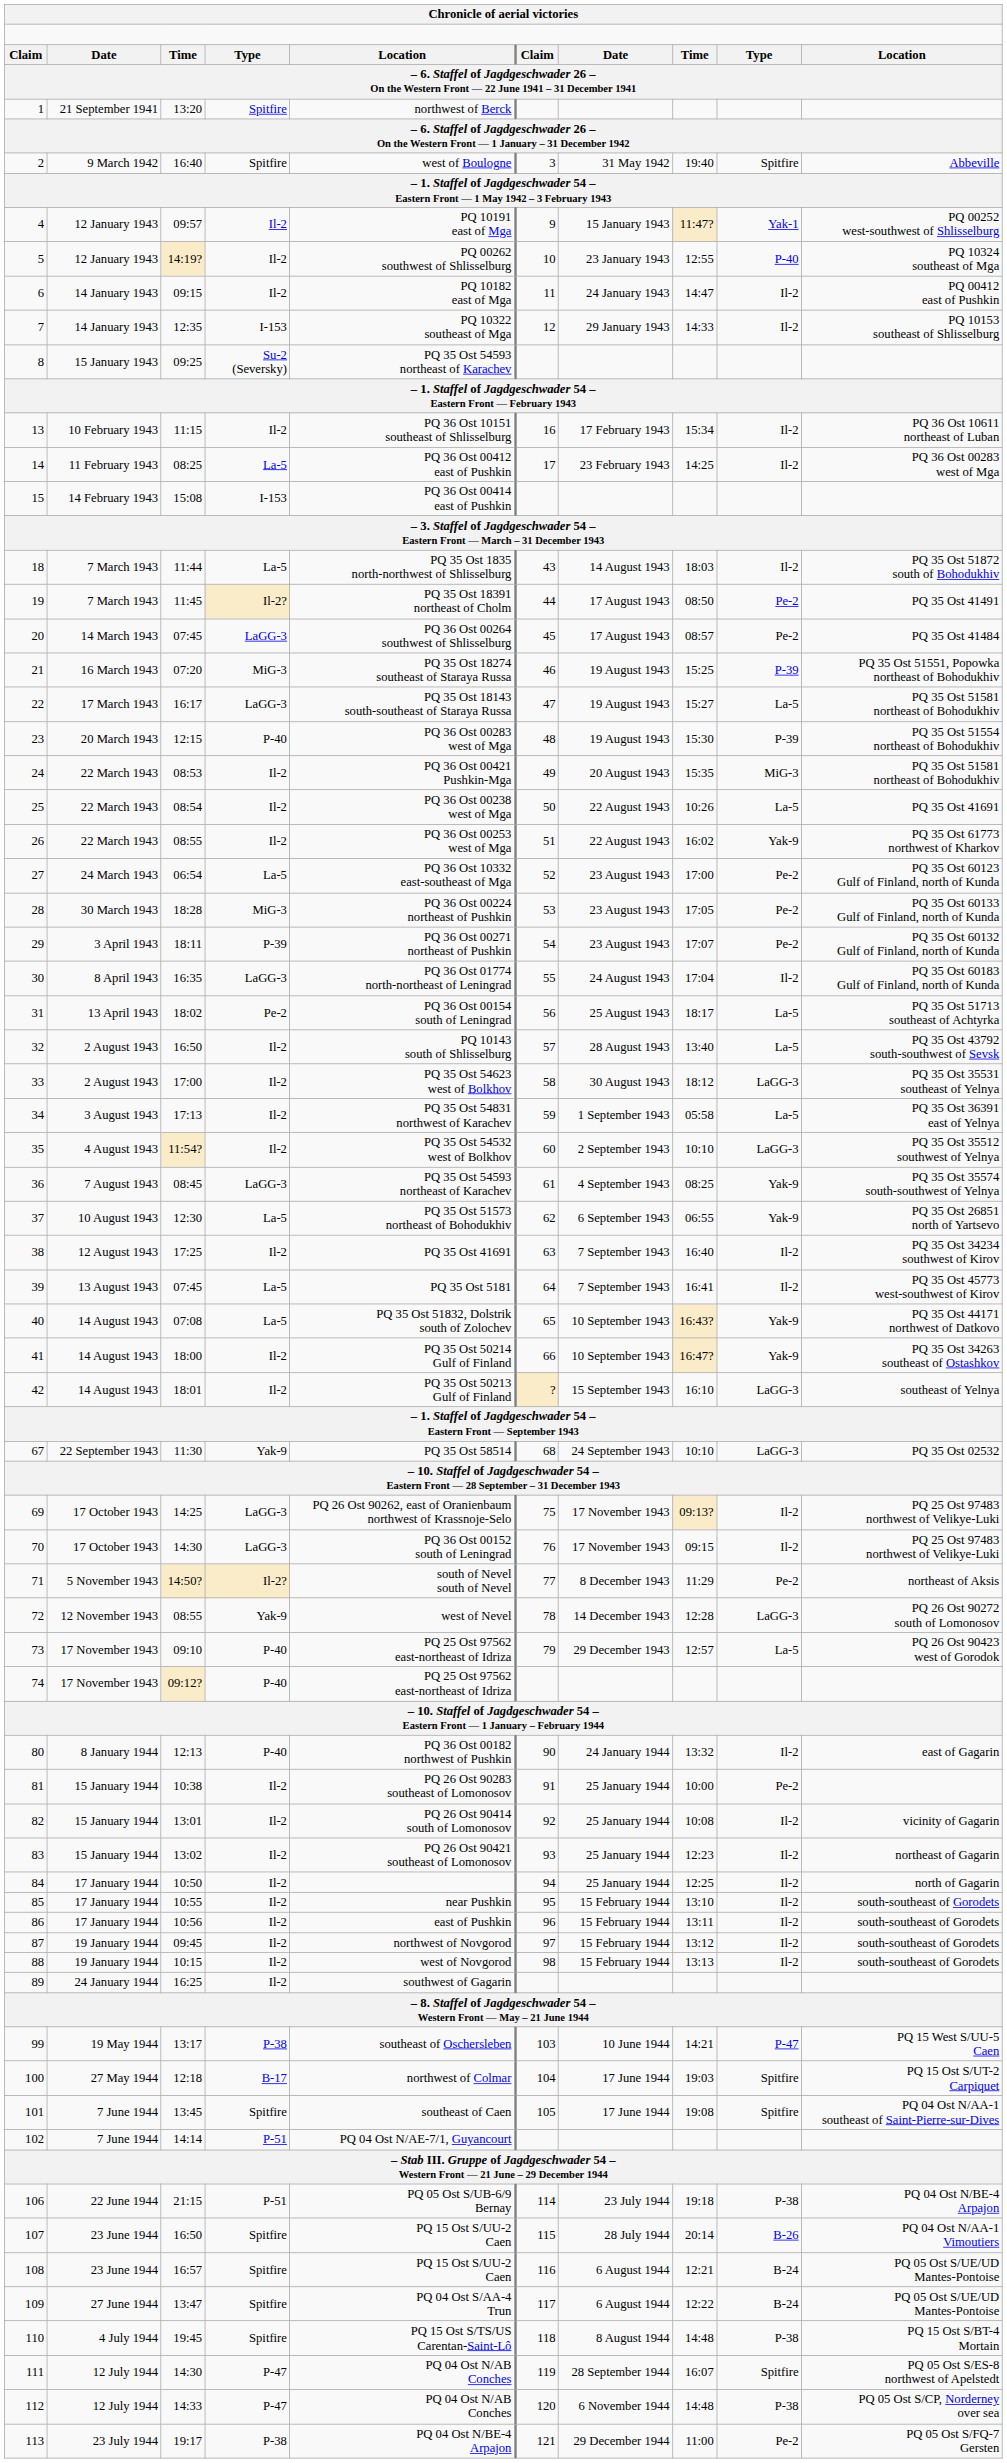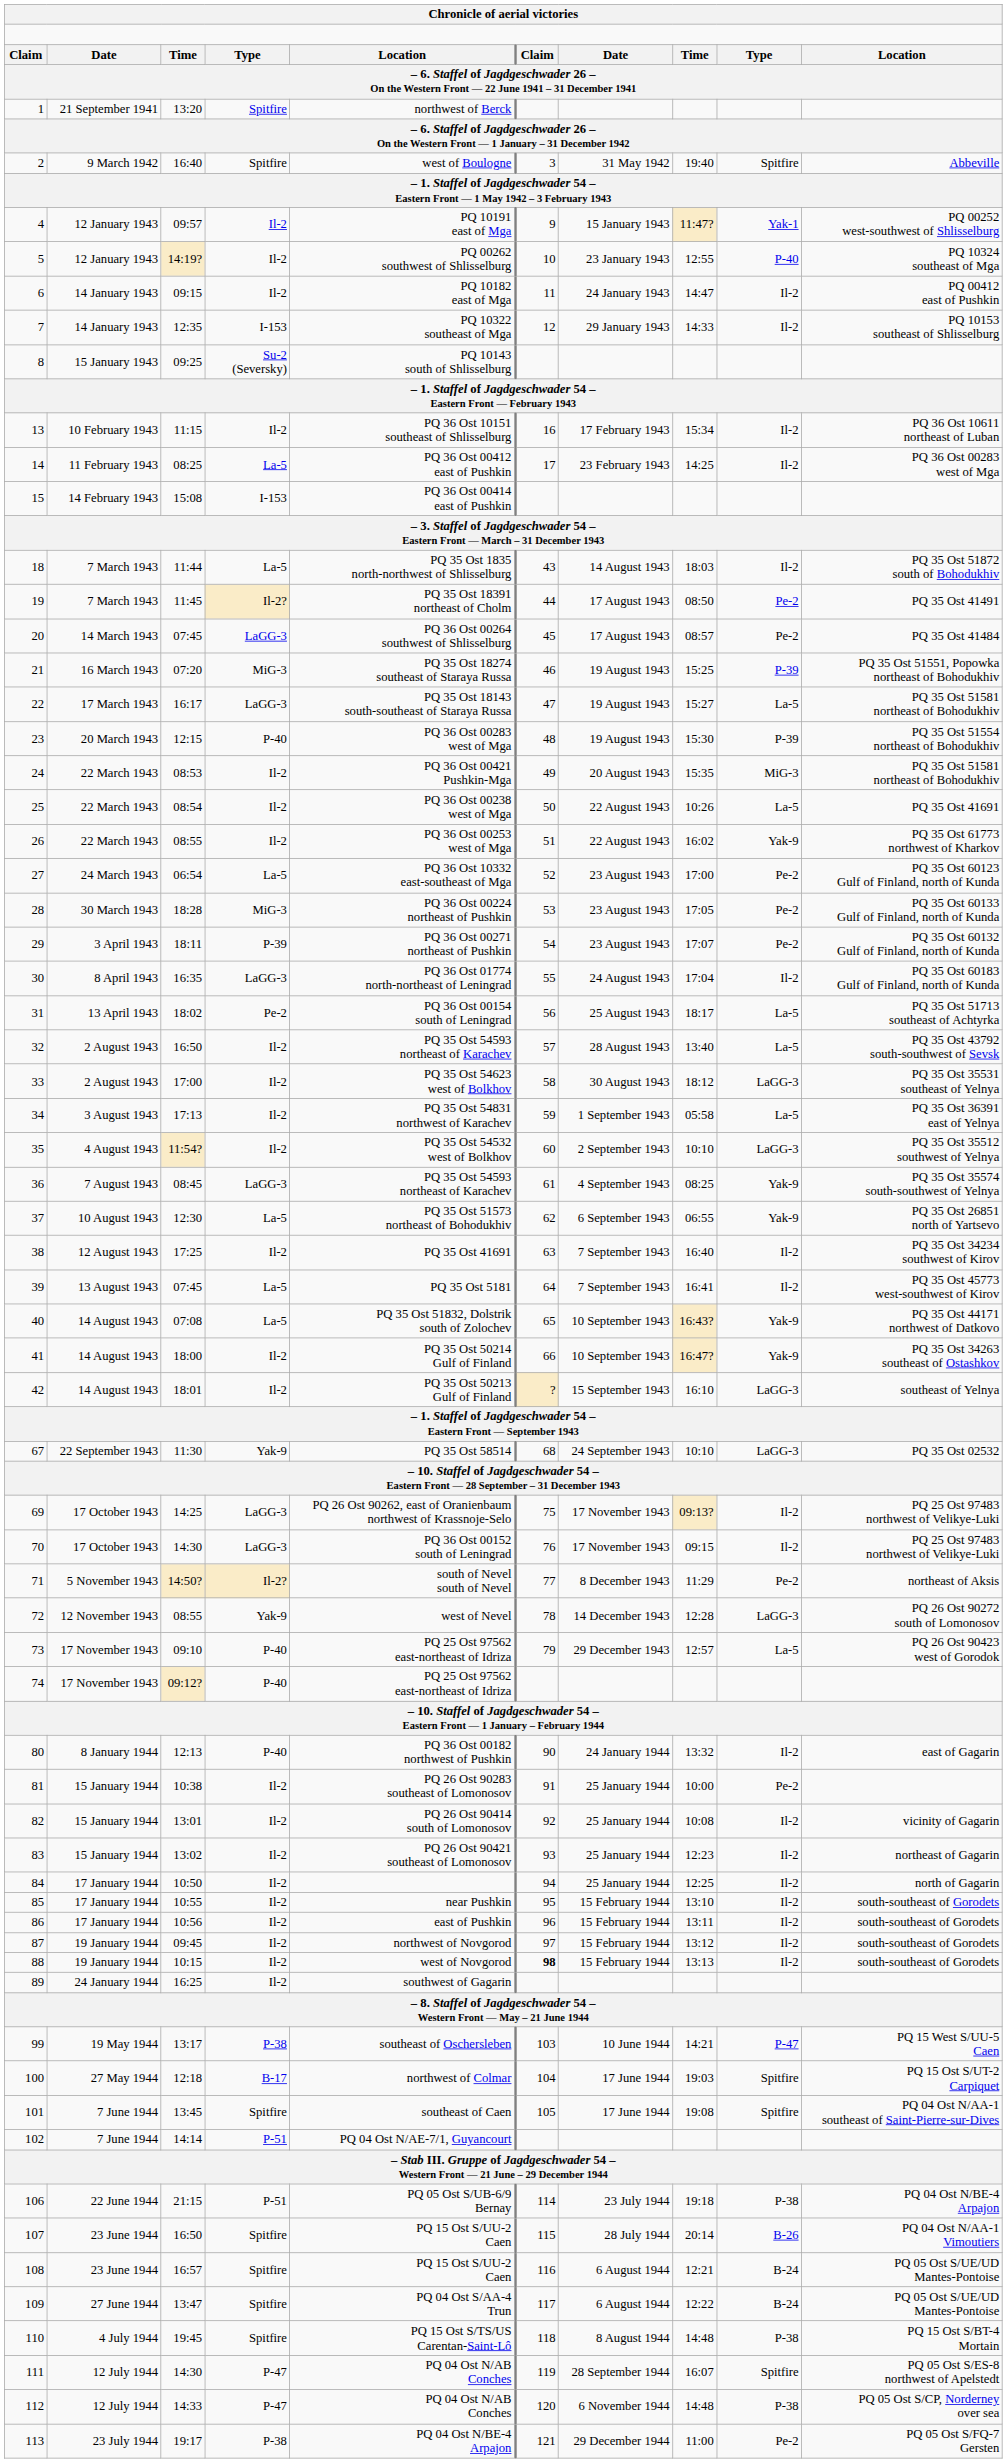(456, 361) PQ 35 Ost 54593 northeast of Karachev -> (458, 361) PQ 10143 south of Shlisselburg
(458, 1047) PQ 10143 south of Shlisselburg -> (456, 1047) PQ 35 Ost 54593 northeast of Karachev
(549, 1962) normal -> (549, 1962) bold
